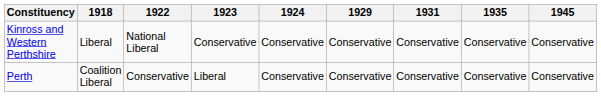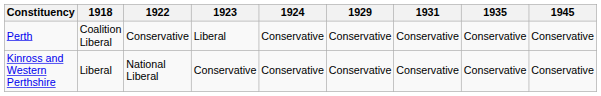rows swapped: (35, 42) <-> (20, 77)
